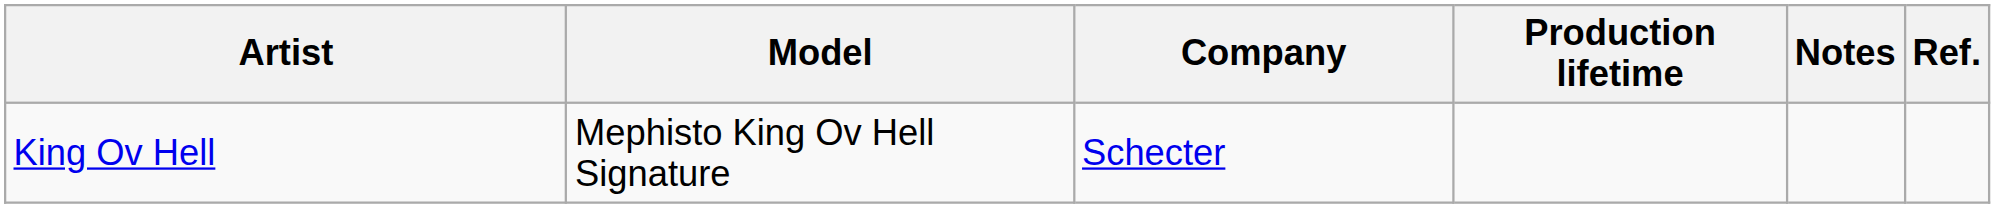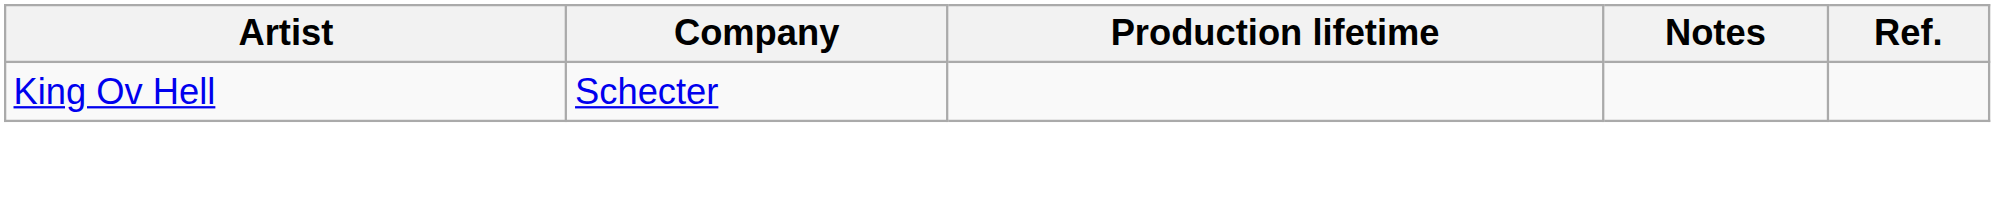- column: (820, 53)
